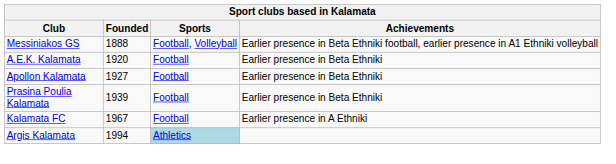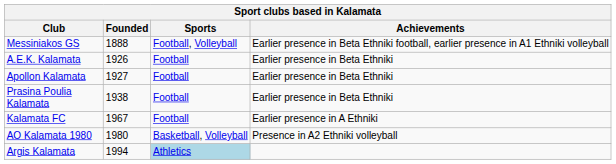(117, 60) 1920 -> (117, 60) 1926
(117, 98) 1939 -> (117, 98) 1938
+ row: (49, 135)
